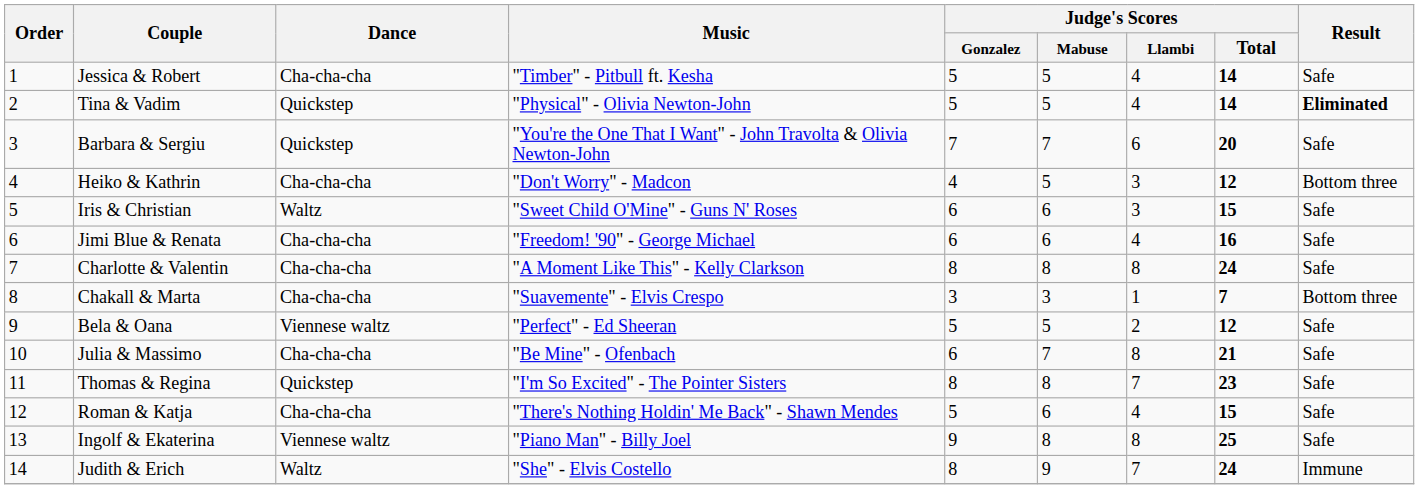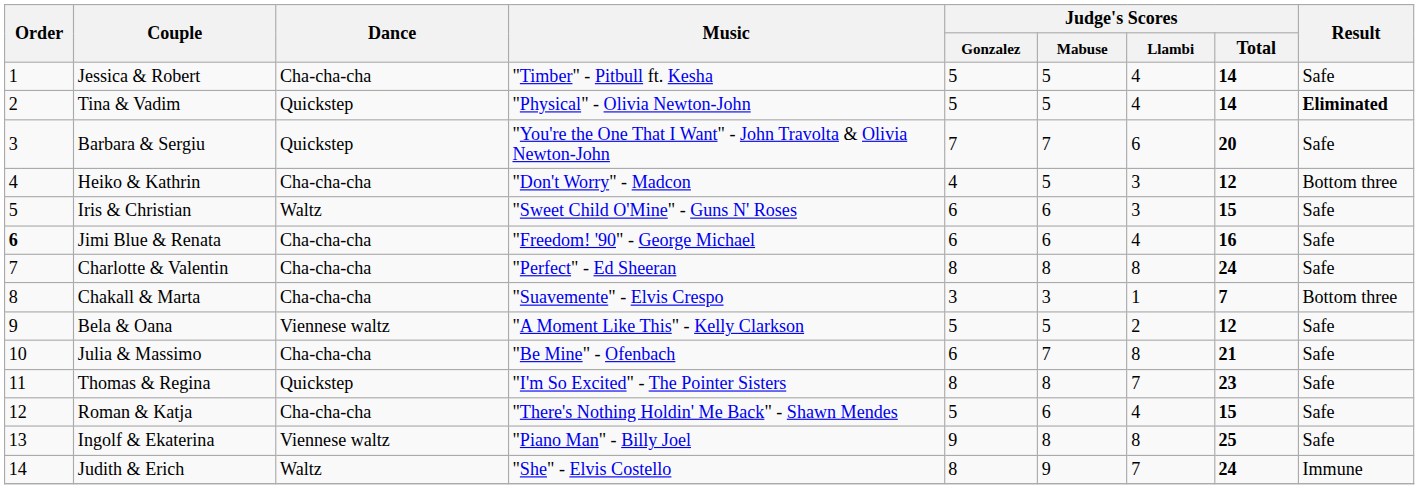(13, 239) normal -> (13, 239) bold
(658, 268) "A Moment Like This" - Kelly Clarkson -> (594, 268) "Perfect" - Ed Sheeran
(594, 325) "Perfect" - Ed Sheeran -> (658, 325) "A Moment Like This" - Kelly Clarkson
